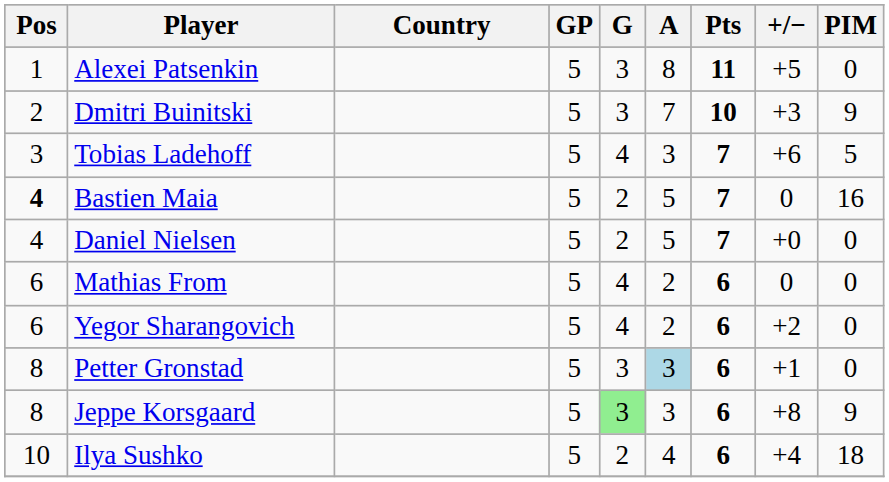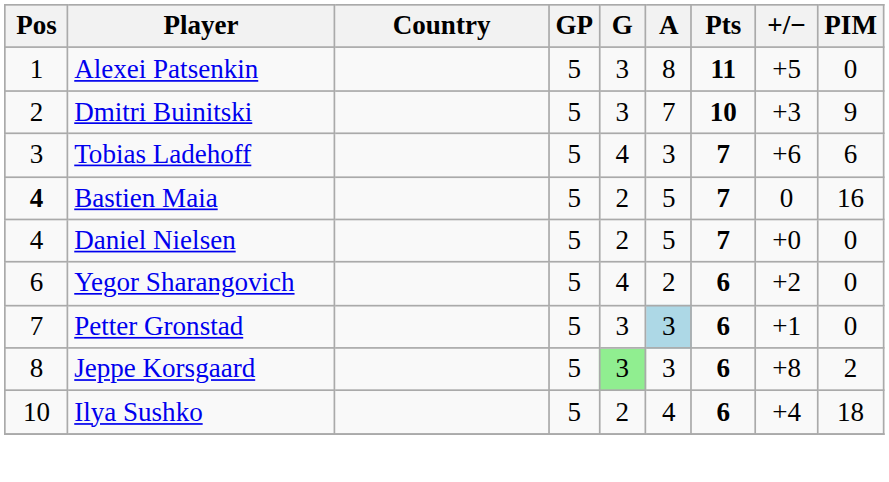(851, 154) 5 -> (851, 154) 6
- row: (150, 283)
(36, 369) 8 -> (36, 326) 7
(851, 411) 9 -> (851, 369) 2
